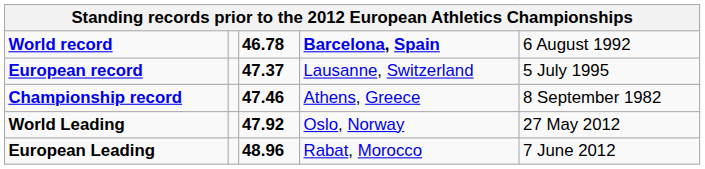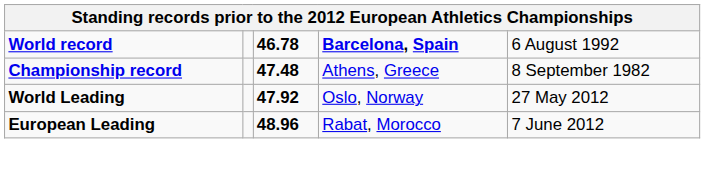- row: (76, 71)
(263, 97) 47.46 -> (278, 71) 47.48
